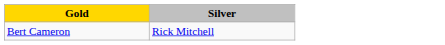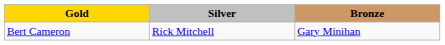+ column: (367, 13)
